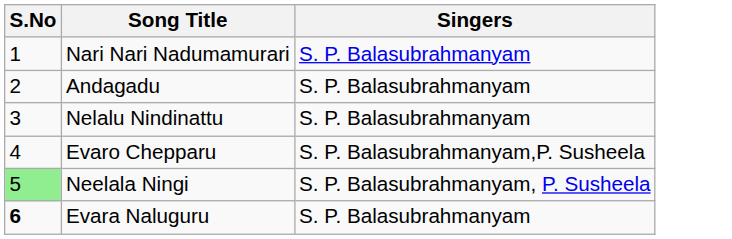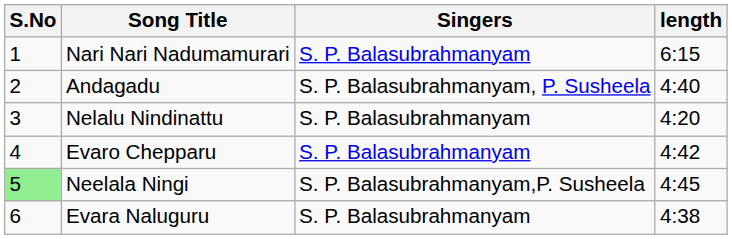+ column: (691, 20)
(415, 86) S. P. Balasubrahmanyam -> (475, 86) S. P. Balasubrahmanyam, P. Susheela
(472, 151) S. P. Balasubrahmanyam,P. Susheela -> (415, 151) S. P. Balasubrahmanyam
(475, 184) S. P. Balasubrahmanyam, P. Susheela -> (472, 184) S. P. Balasubrahmanyam,P. Susheela
(15, 217) bold -> (15, 217) normal
